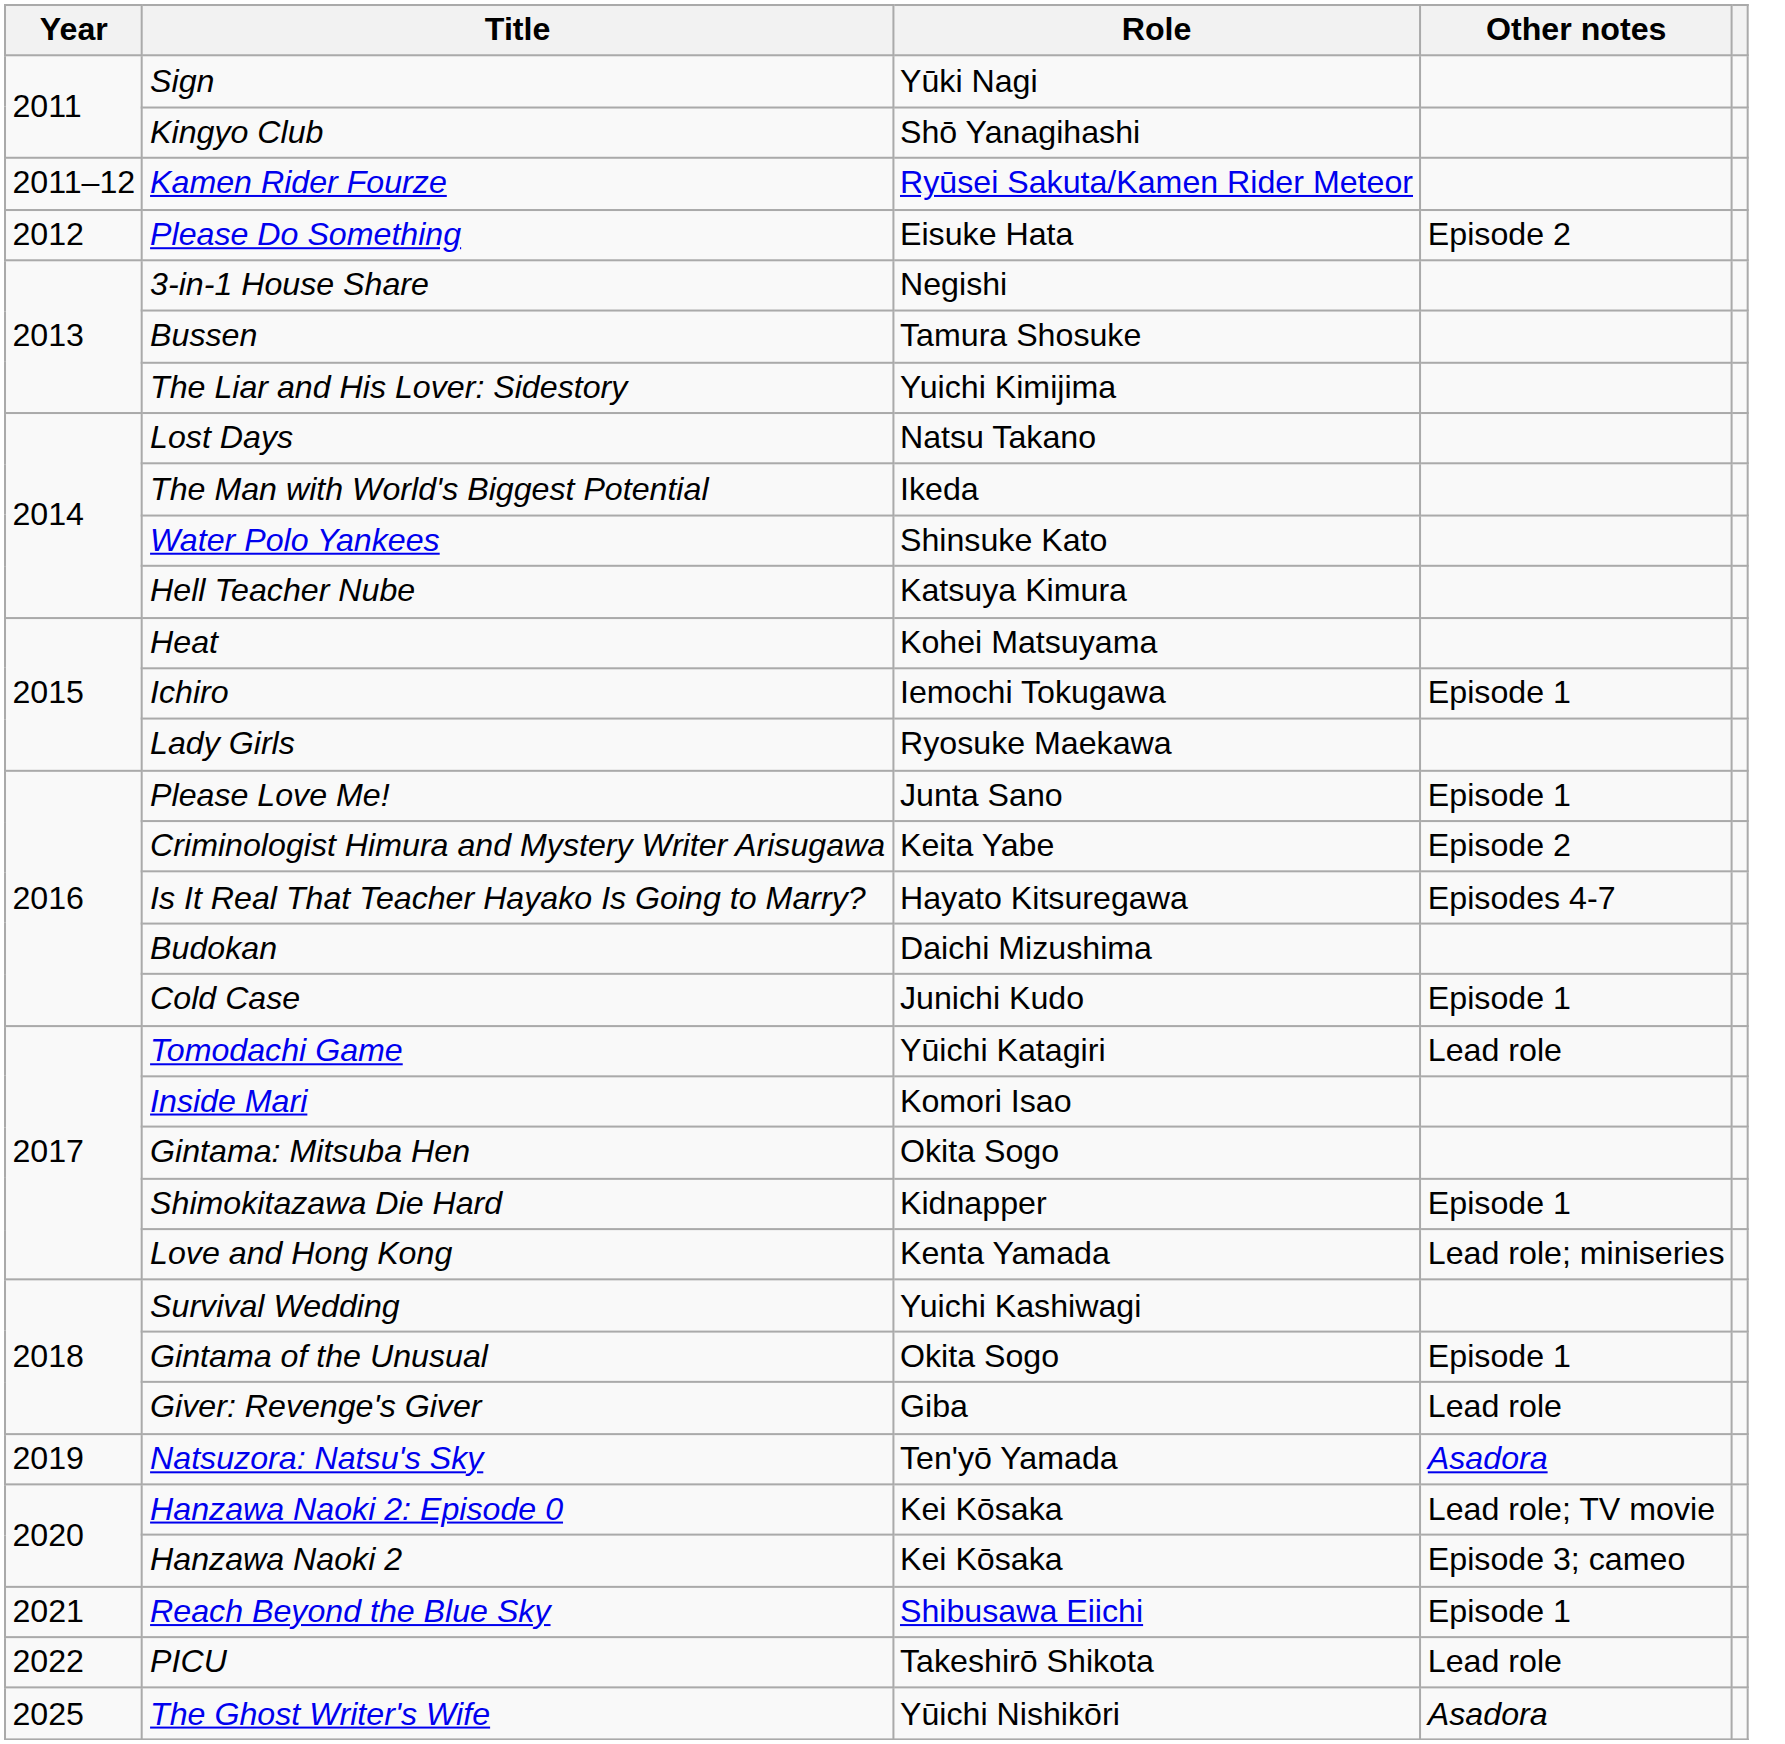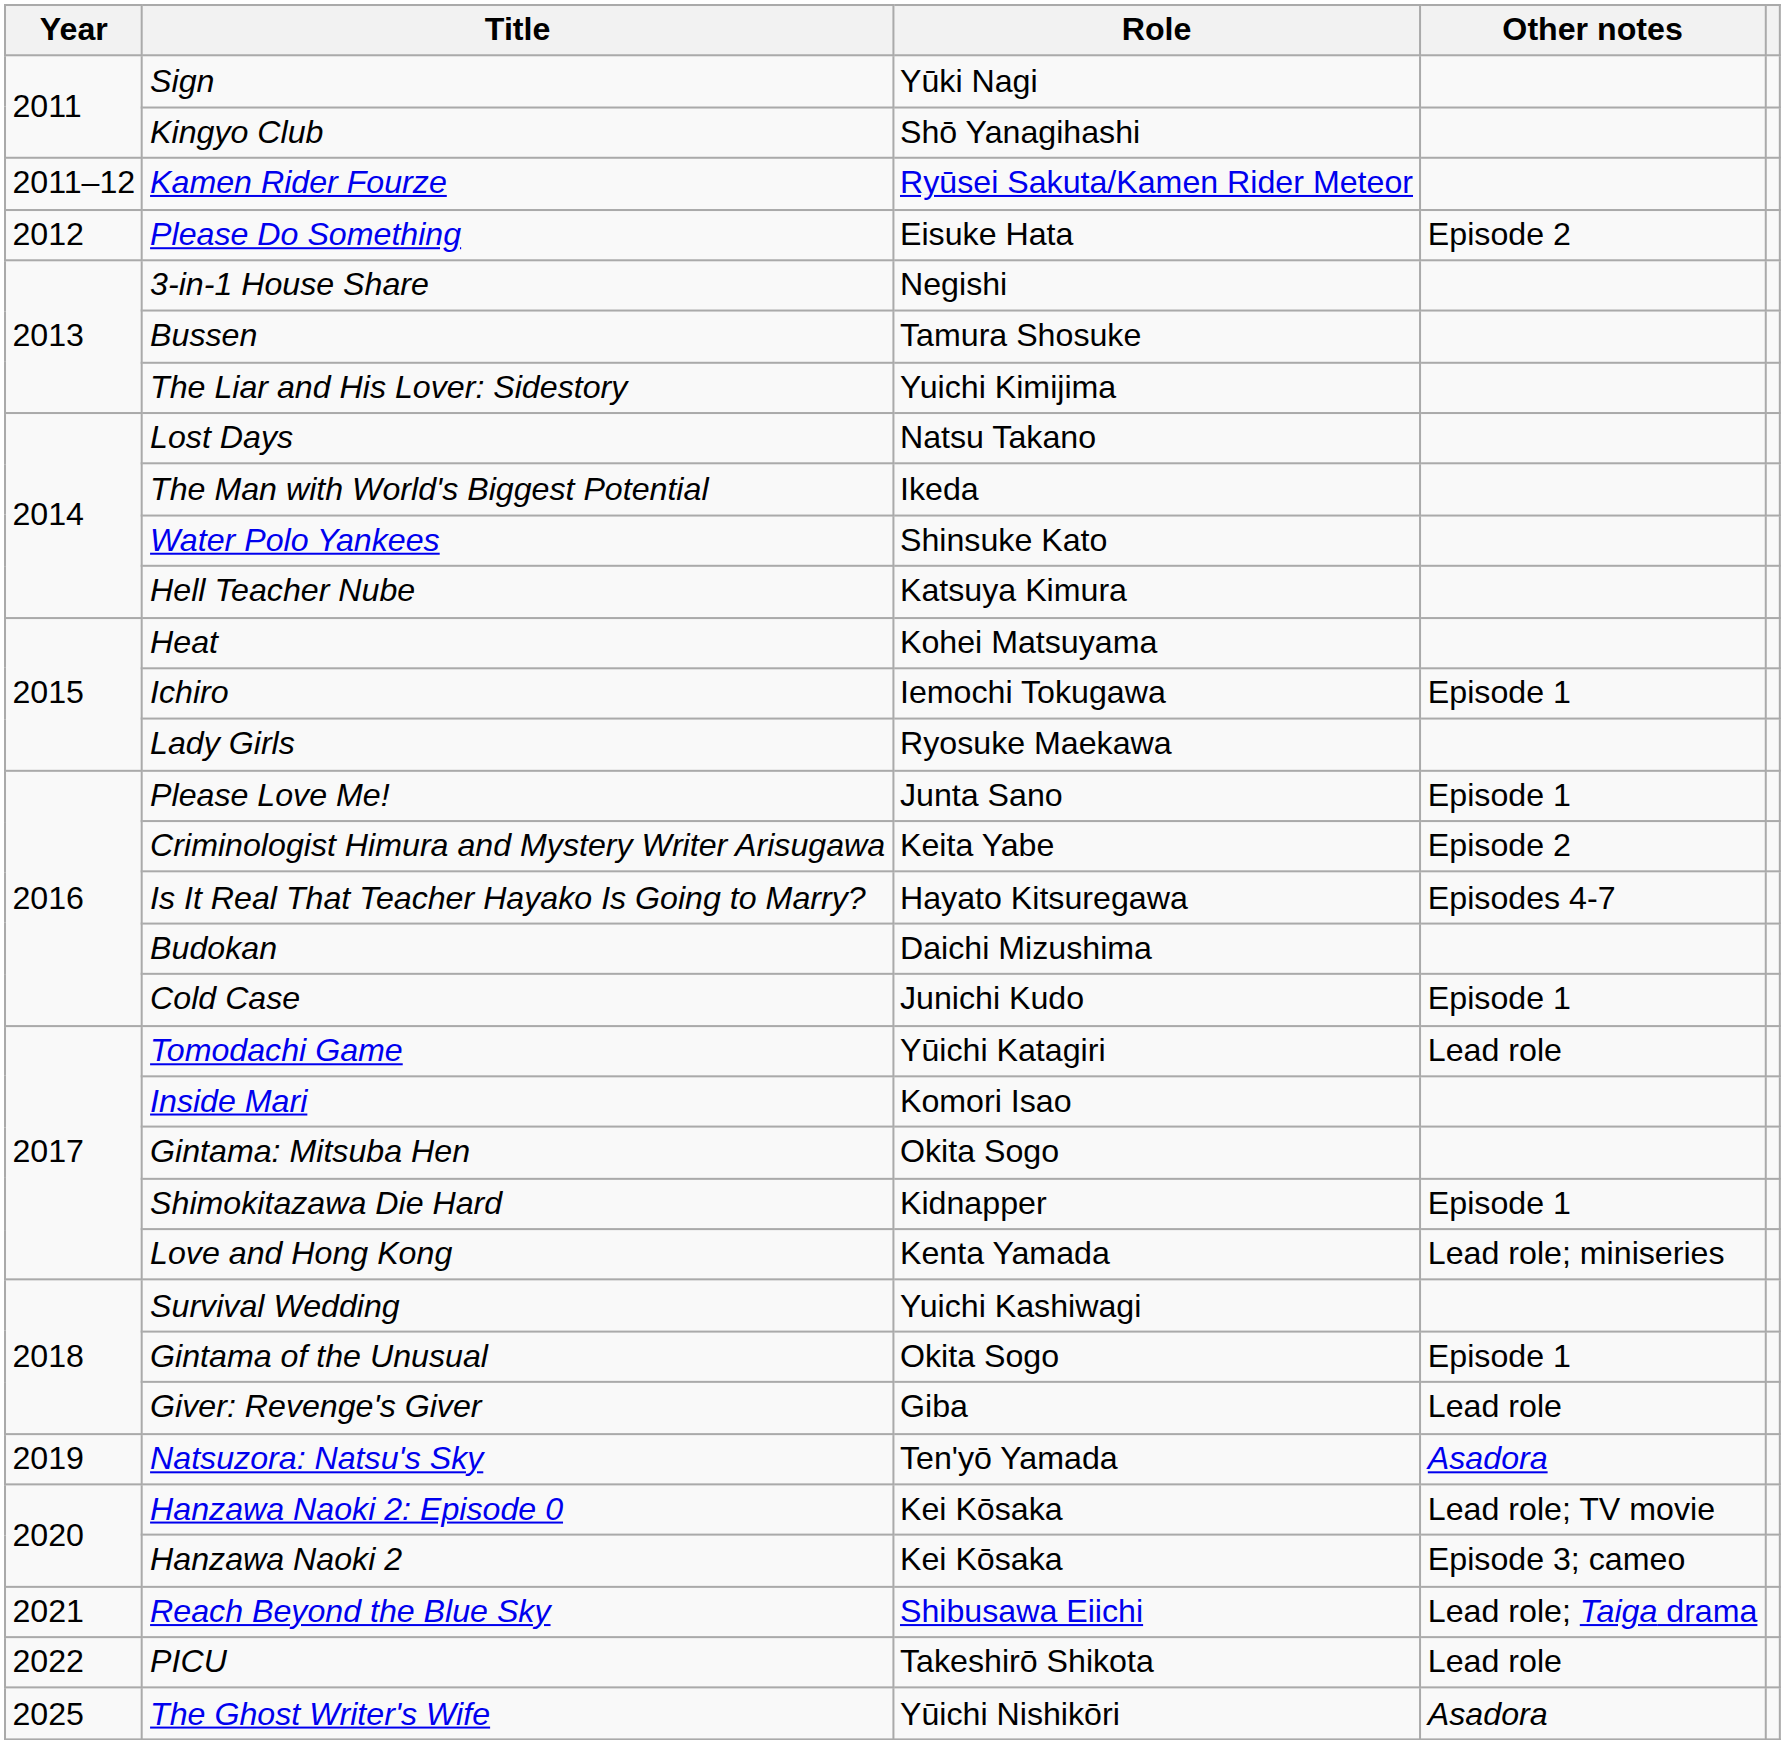(1499, 1611) Episode 1 -> (1593, 1611) Lead role; Taiga drama
